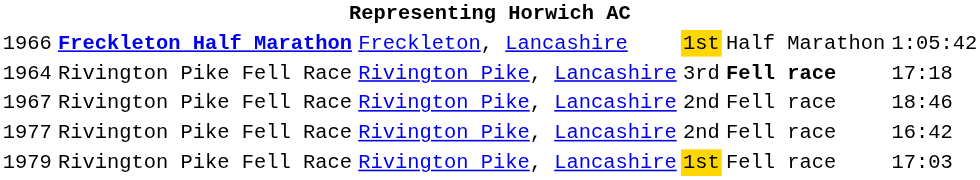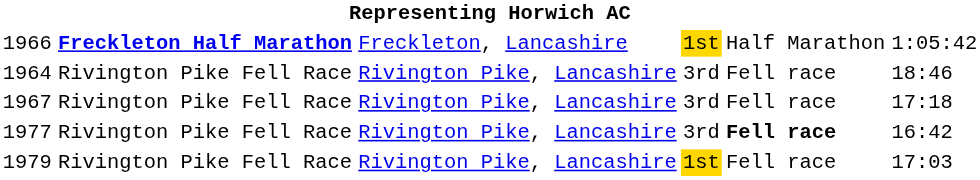(781, 73) bold -> (781, 73) normal
(922, 73) 17:18 -> (922, 73) 18:46
(701, 103) 2nd -> (701, 103) 3rd
(922, 103) 18:46 -> (922, 103) 17:18
(701, 133) 2nd -> (701, 133) 3rd
(781, 133) normal -> (781, 133) bold
